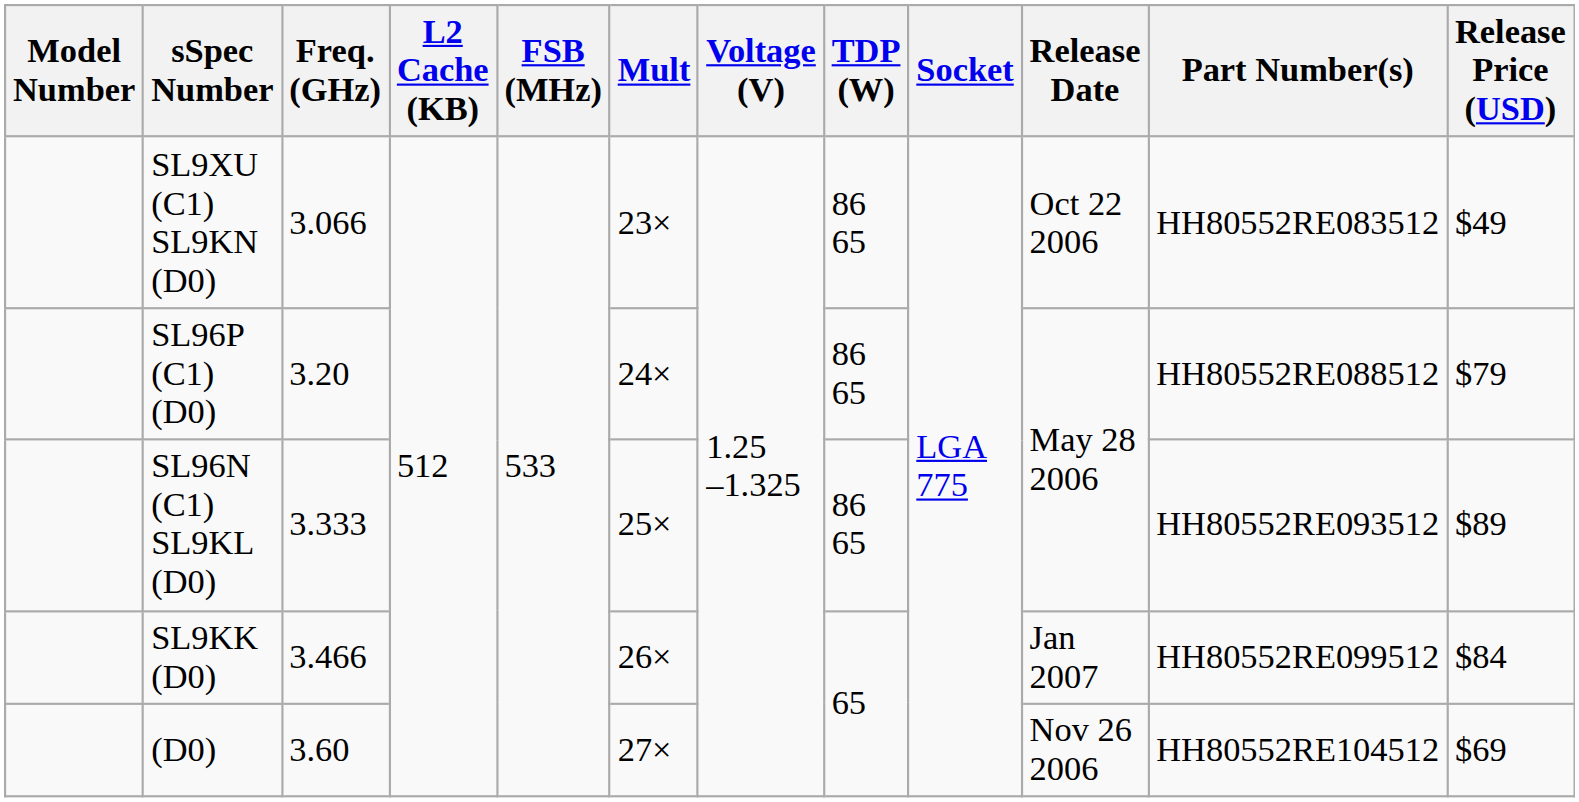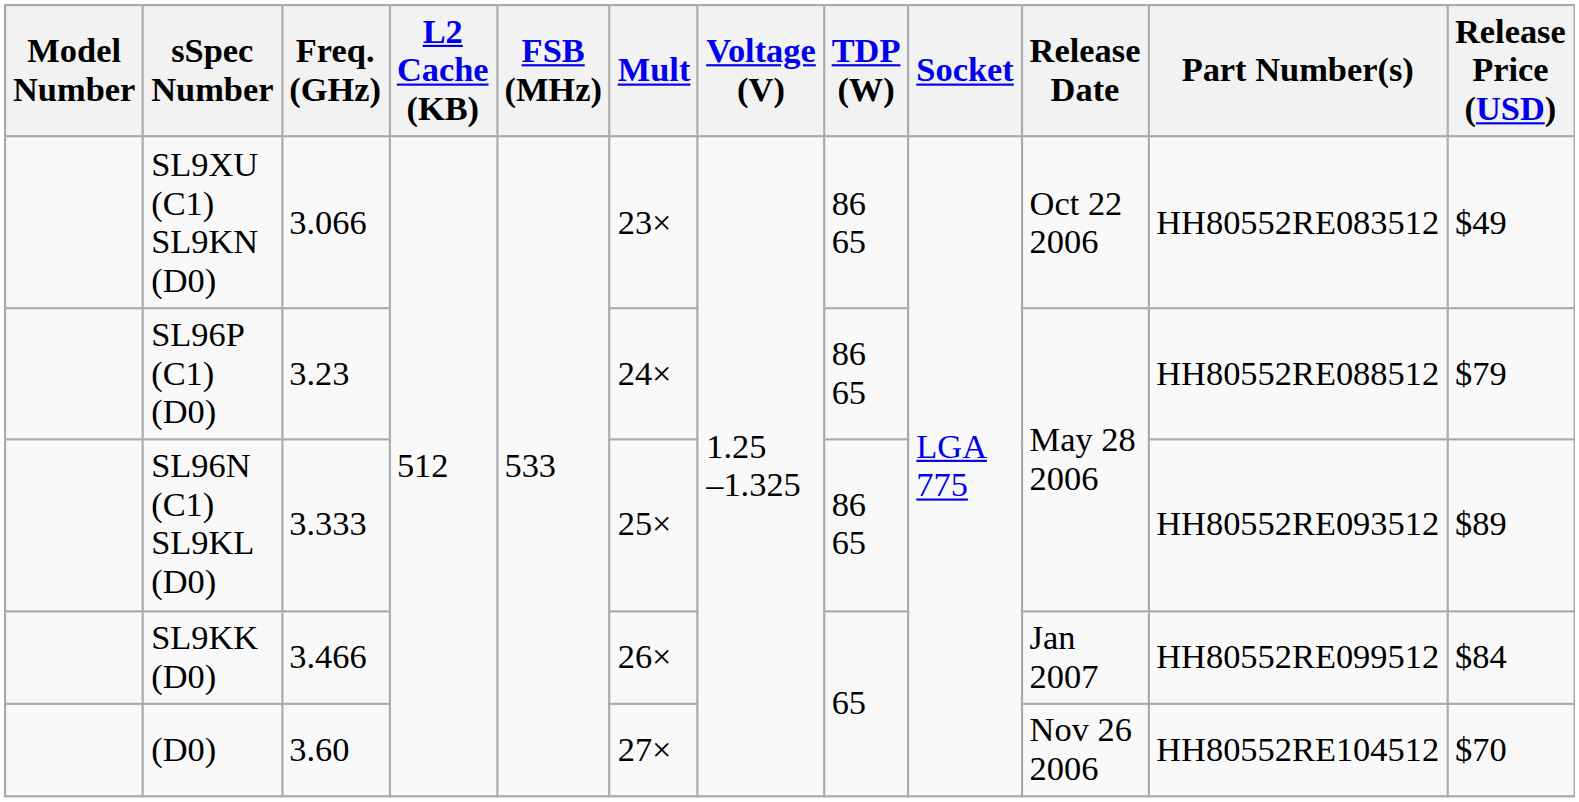(319, 373) 3.20 -> (319, 373) 3.23
(1481, 749) $69 -> (1481, 749) $70
